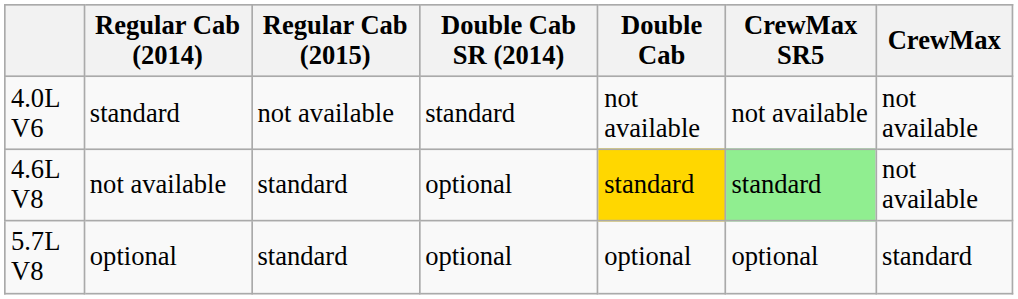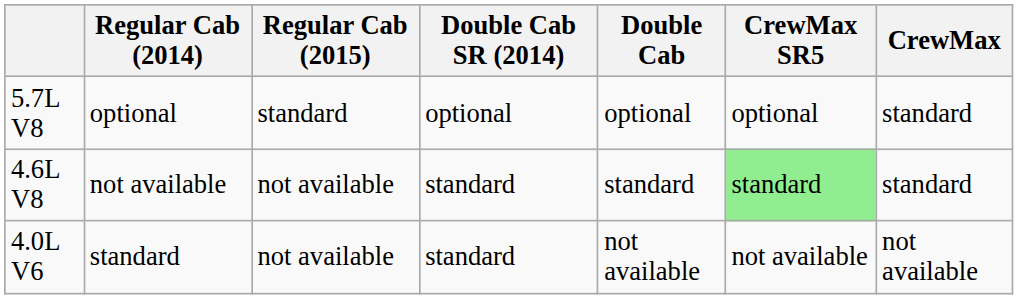rows swapped: (36, 112) <-> (36, 256)
(302, 184) standard -> (326, 184) not available
(469, 184) optional -> (470, 184) standard
(649, 184) gold background -> (649, 184) no background
(930, 184) not available -> (927, 184) standard
